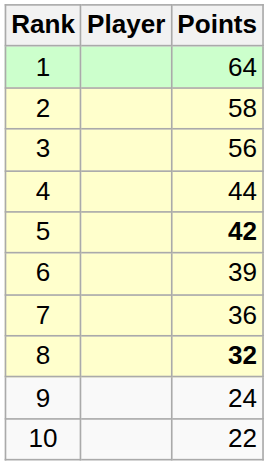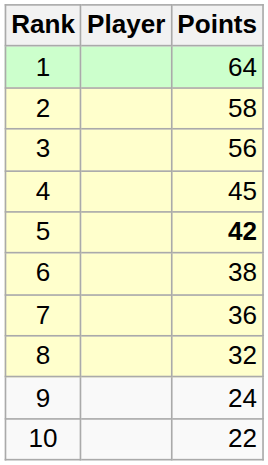(243, 190) 44 -> (243, 190) 45
(243, 273) 39 -> (243, 273) 38
(243, 356) bold -> (243, 356) normal
